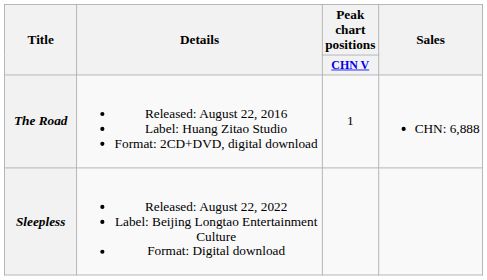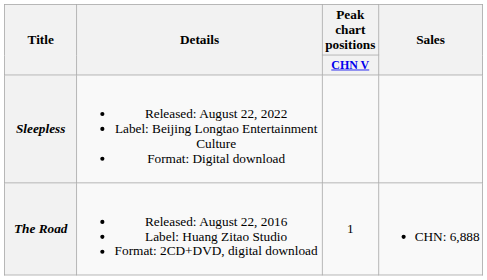rows swapped: (41, 121) <-> (41, 221)
